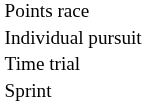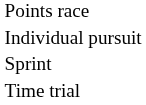rows swapped: (28, 90) <-> (42, 64)
